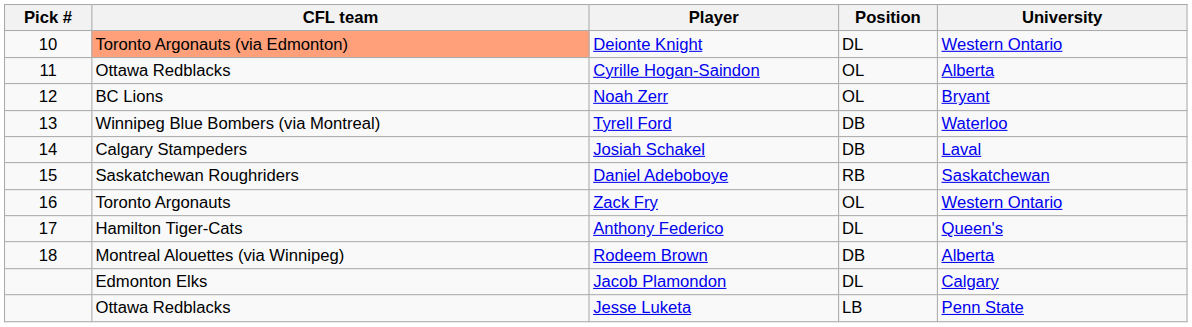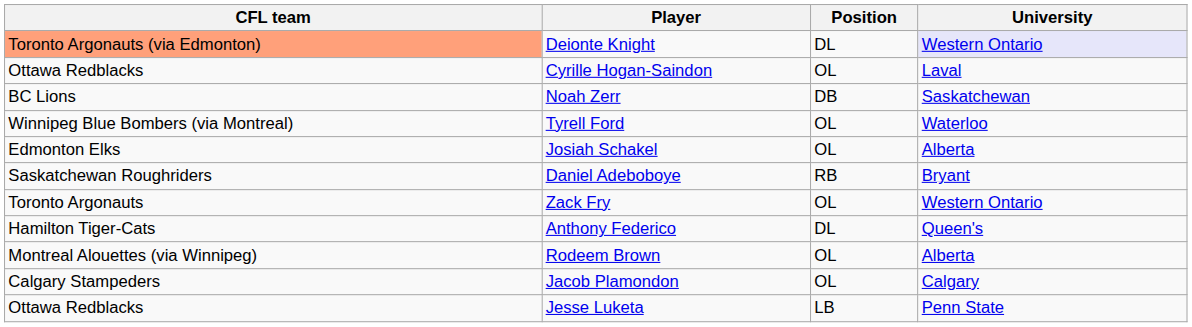- column: (48, 17)
(1002, 44) no background -> (982, 44) lavender background
(968, 70) Alberta -> (942, 70) Laval
(853, 96) OL -> (826, 96) DB
(966, 96) Bryant -> (976, 96) Saskatchewan
(854, 123) DB -> (825, 123) OL
(171, 149) Calgary Stampeders -> (64, 149) Edmonton Elks
(854, 149) DB -> (825, 149) OL
(961, 149) Laval -> (948, 149) Alberta
(996, 176) Saskatchewan -> (946, 176) Bryant
(854, 255) DB -> (825, 255) OL
(151, 281) Edmonton Elks -> (84, 281) Calgary Stampeders
(853, 281) DL -> (825, 281) OL
